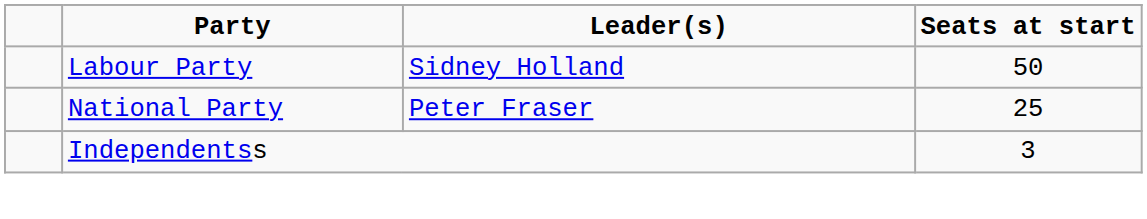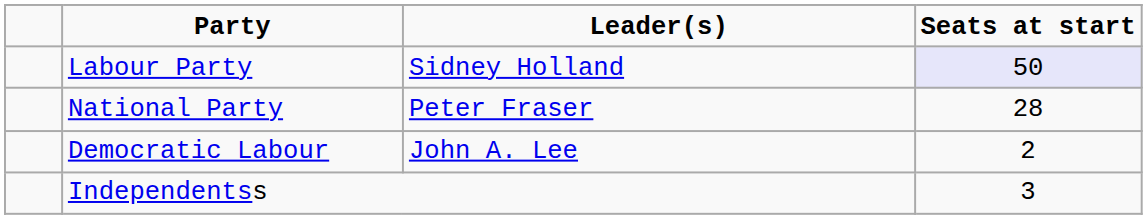(1028, 68) no background -> (1028, 68) lavender background
(1028, 109) 25 -> (1028, 109) 28
+ row: (199, 151)
